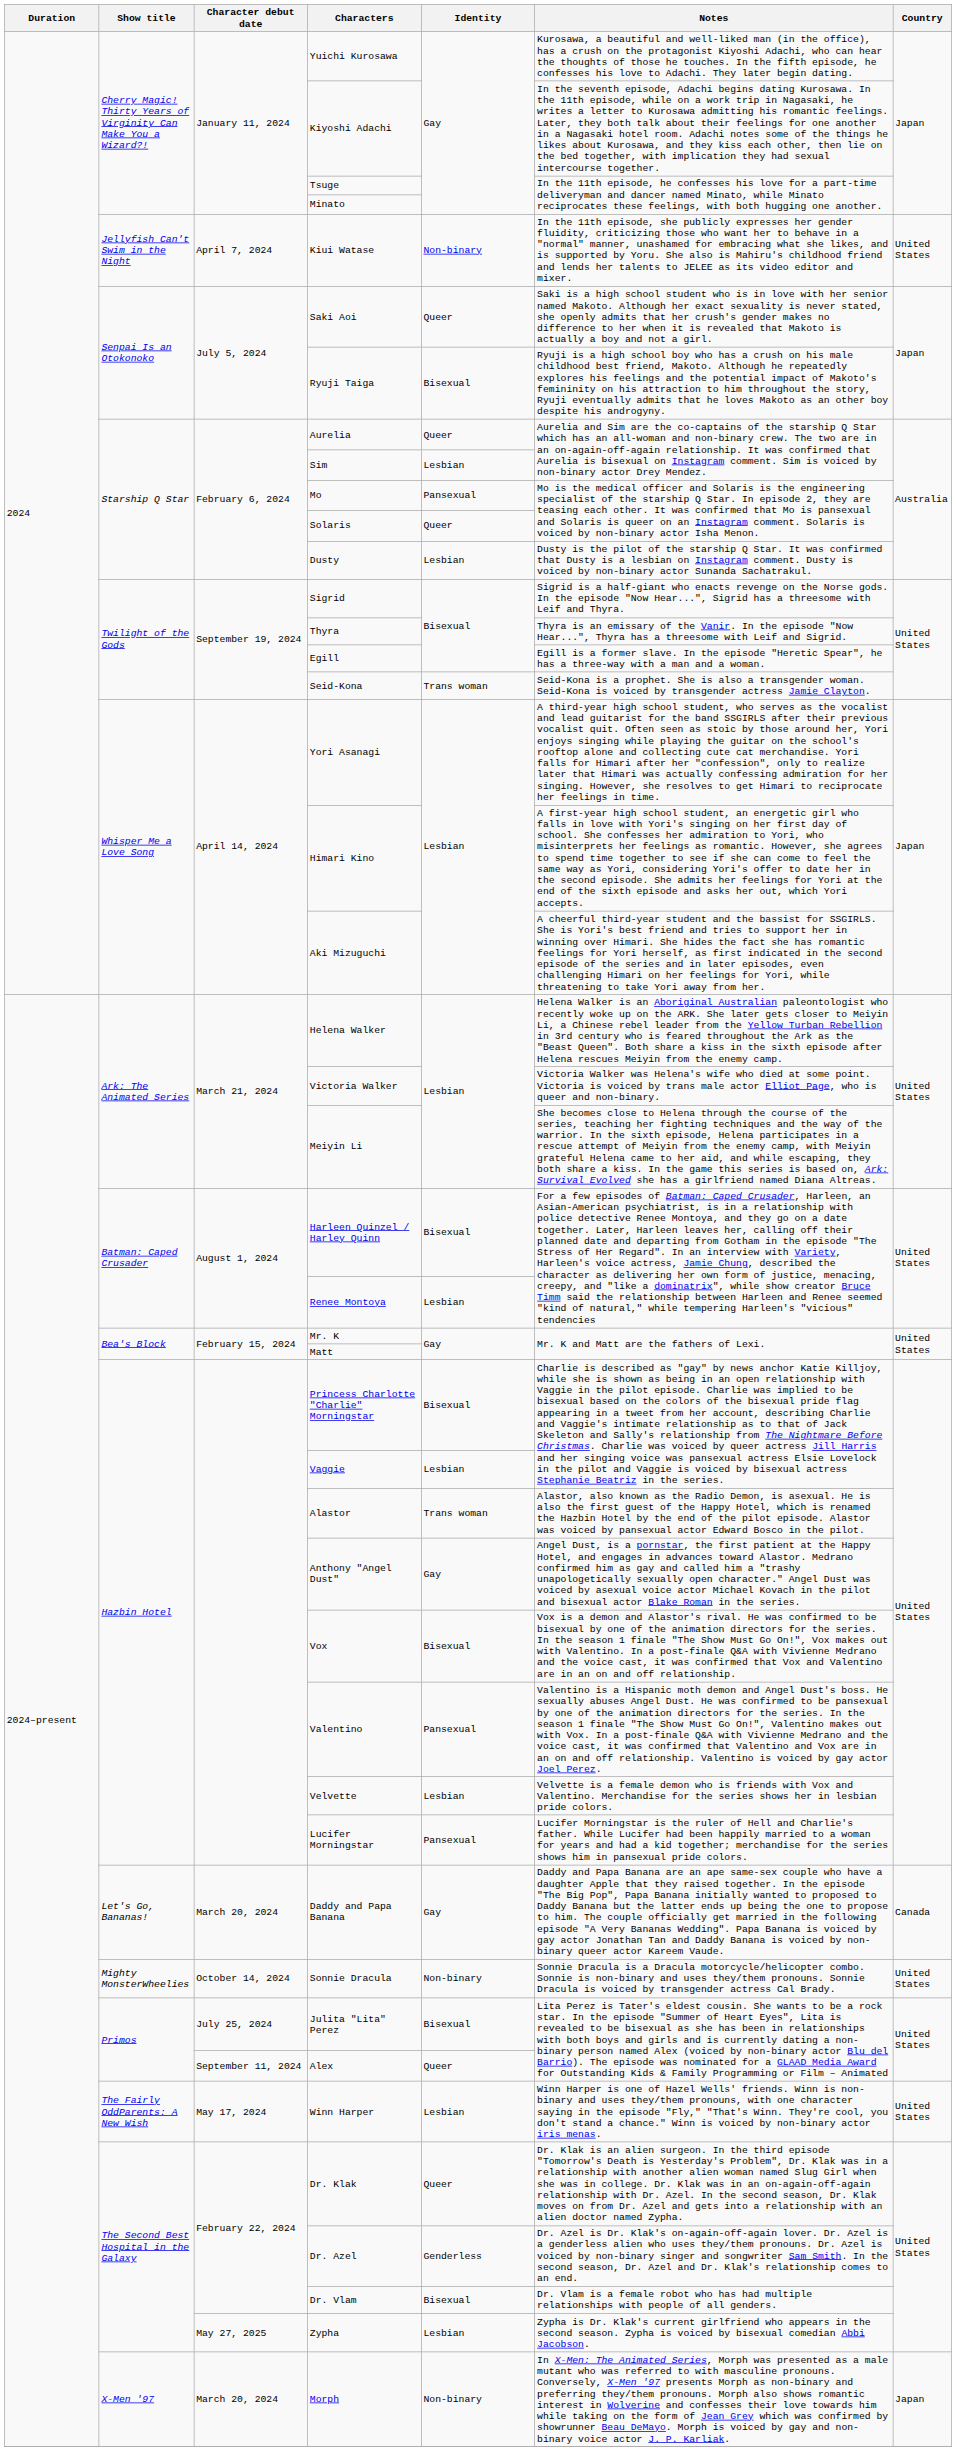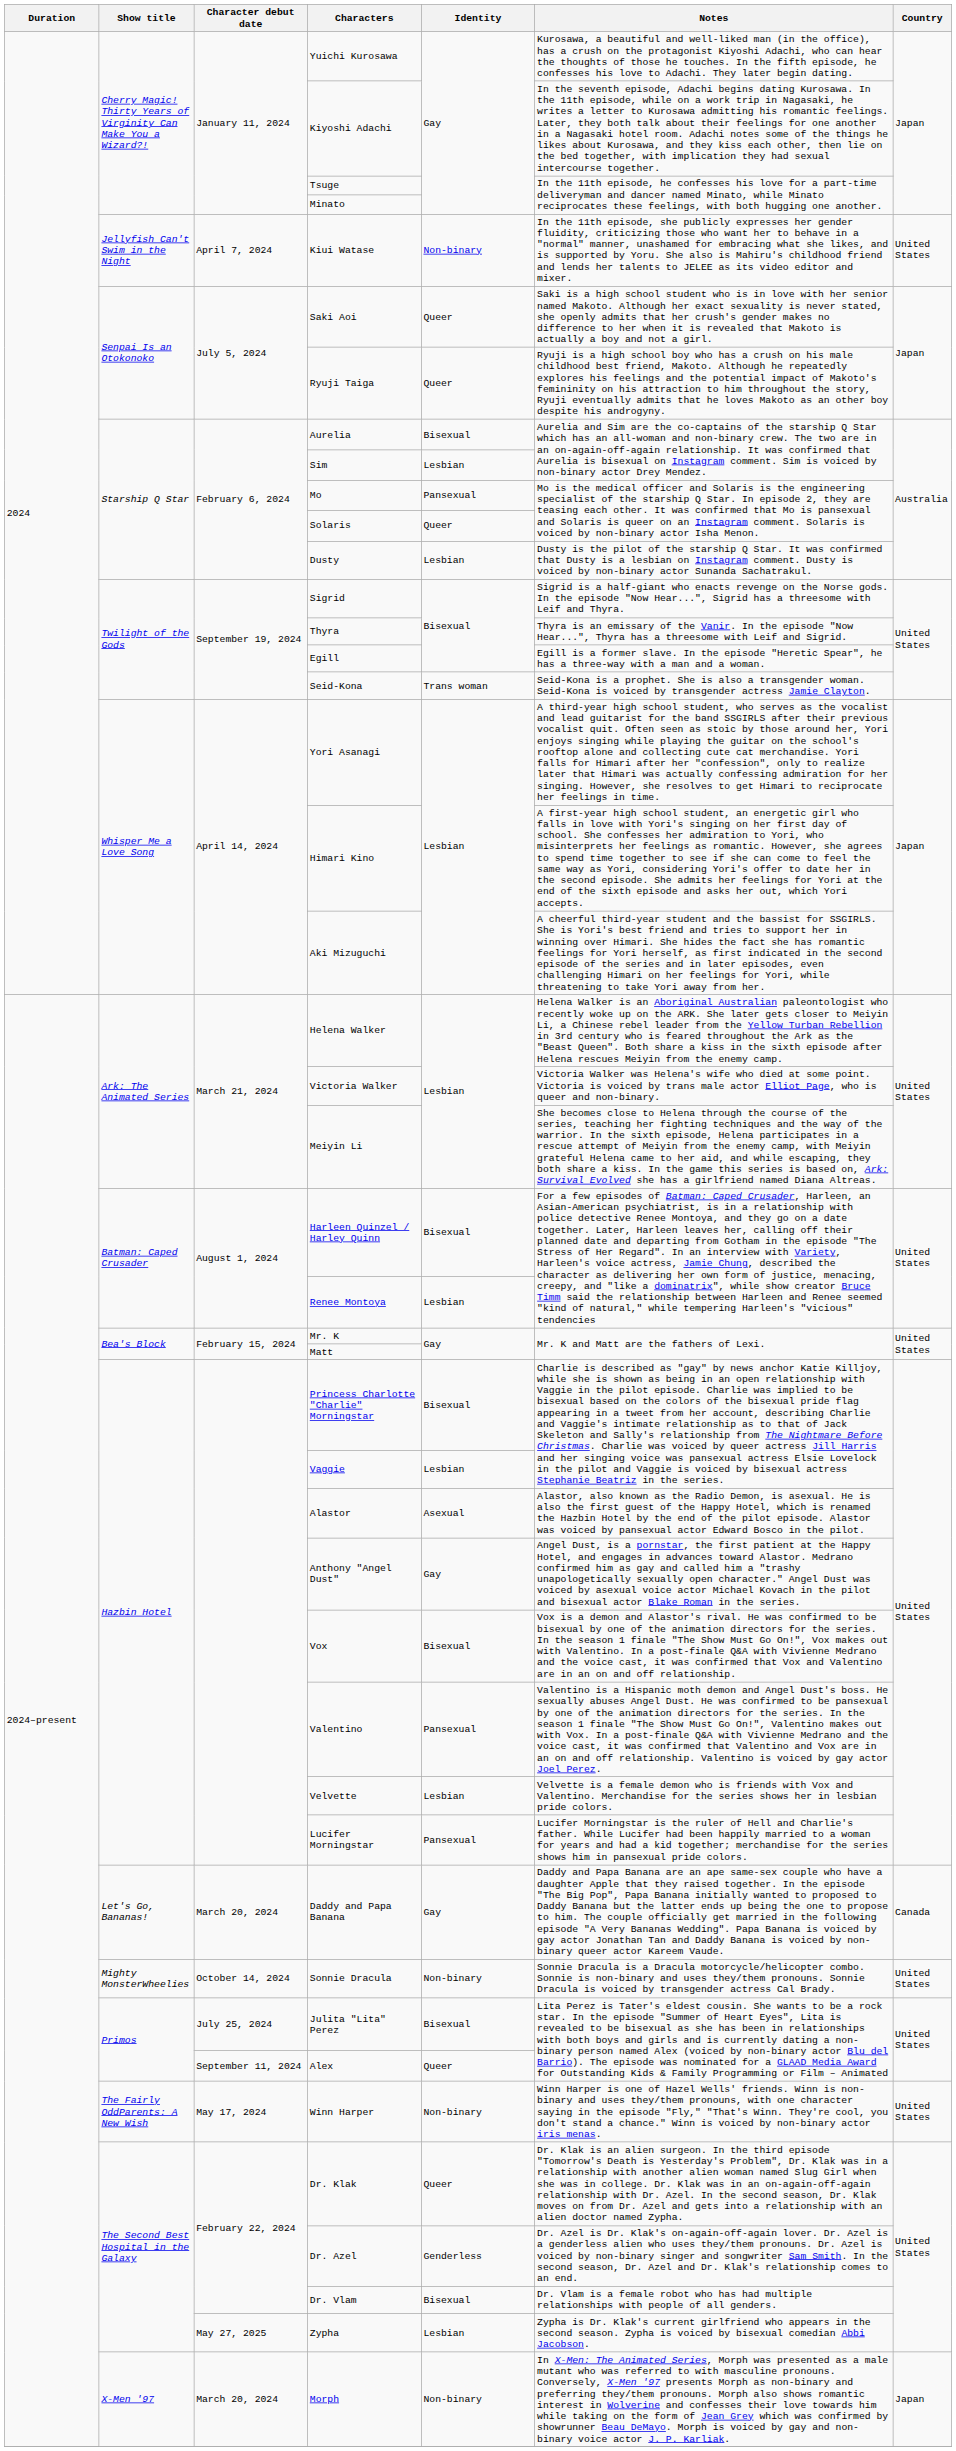(447, 383) Bisexual -> (438, 383) Queer
(438, 435) Queer -> (447, 435) Bisexual
(456, 1513) Trans woman -> (444, 1513) Asexual
(444, 2112) Lesbian -> (453, 2112) Non-binary
